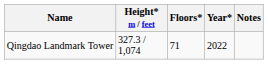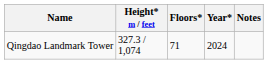(217, 45) 2022 -> (217, 45) 2024
